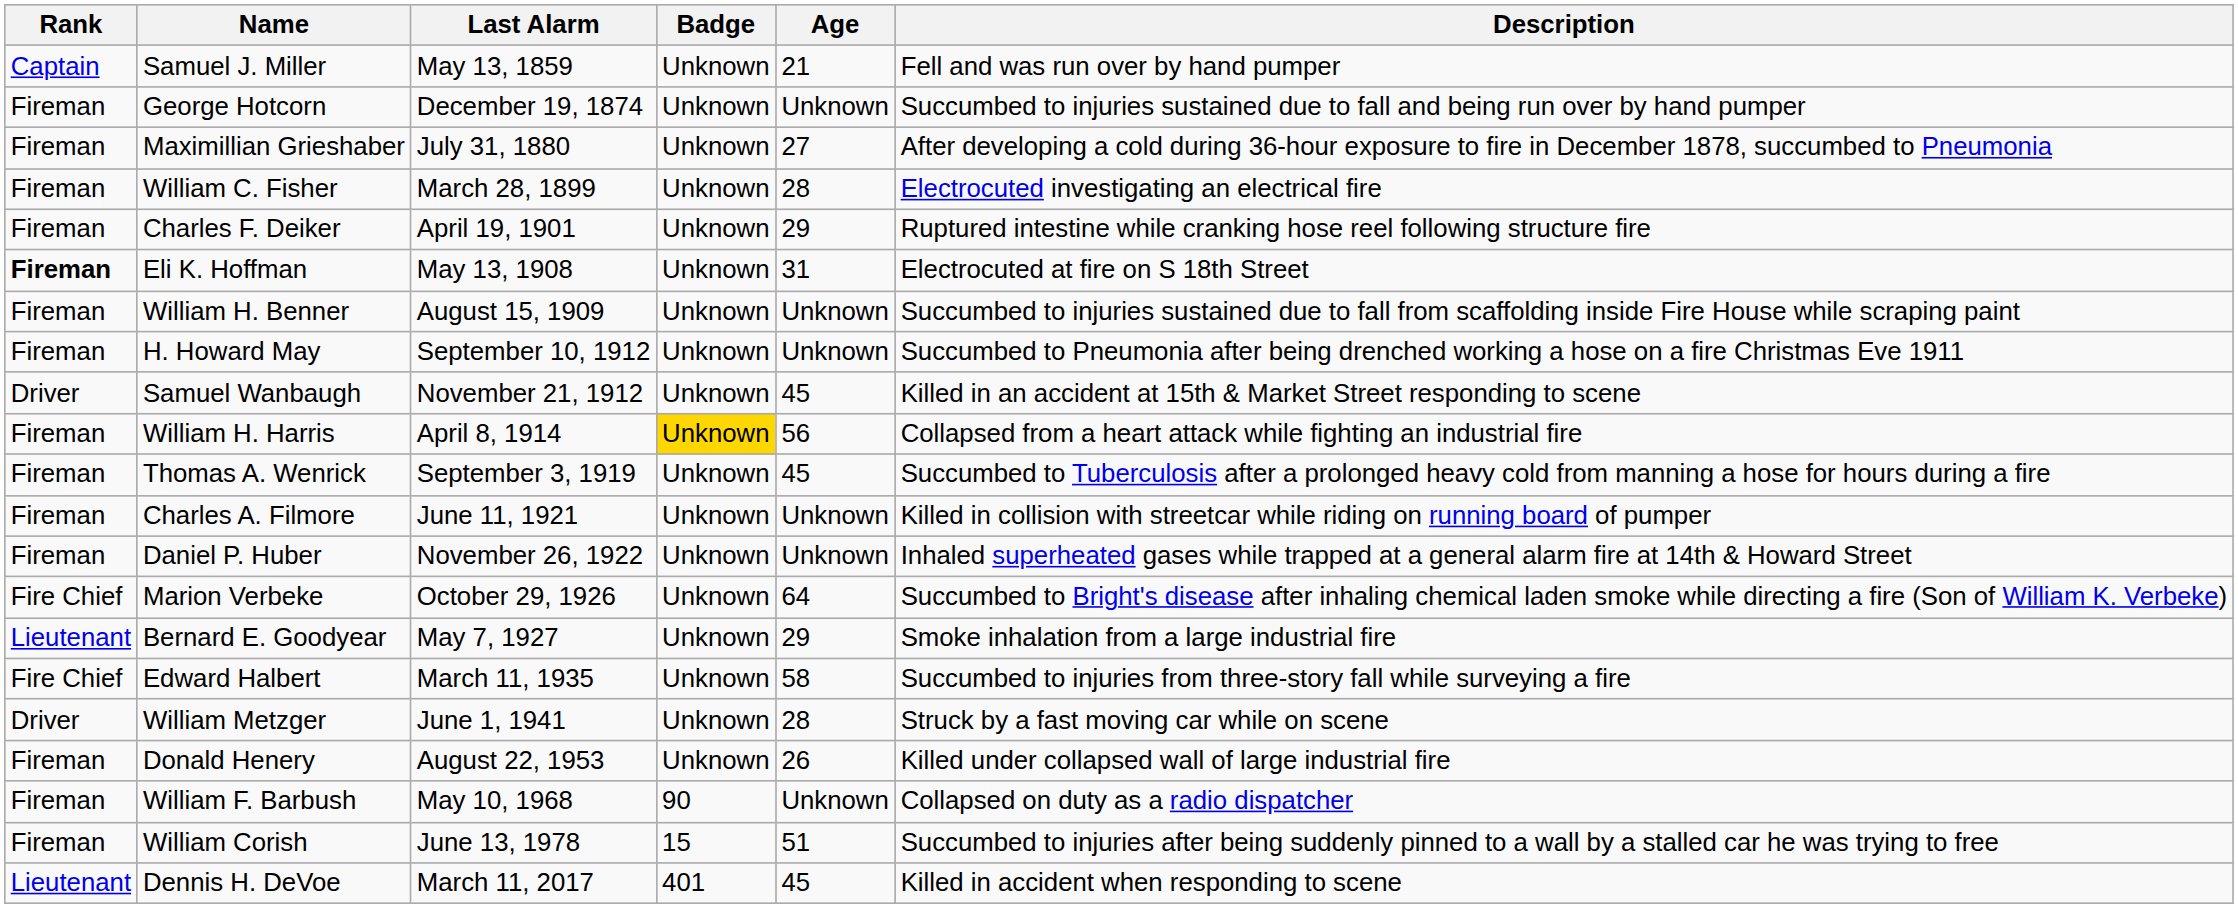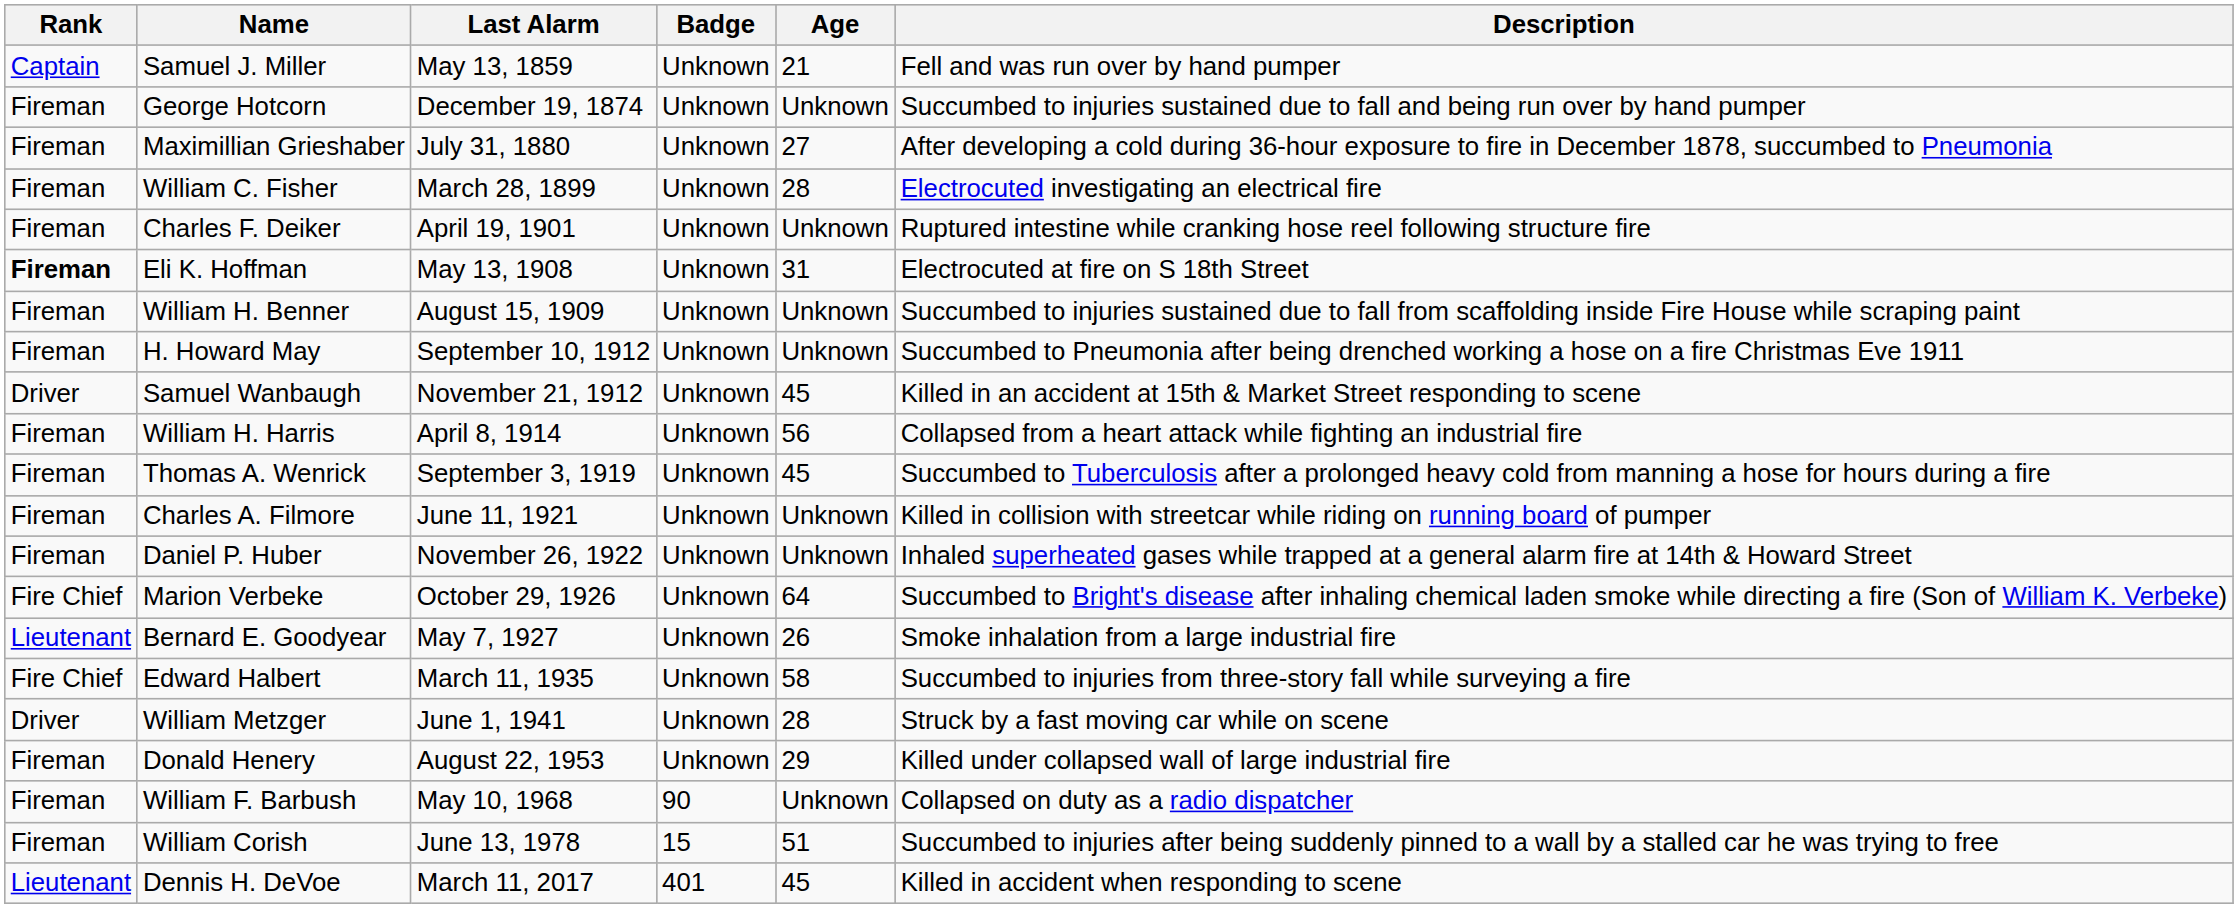(796, 229) 29 -> (835, 229) Unknown
(716, 433) gold background -> (716, 433) no background
(796, 637) 29 -> (796, 637) 26
(796, 760) 26 -> (796, 760) 29
